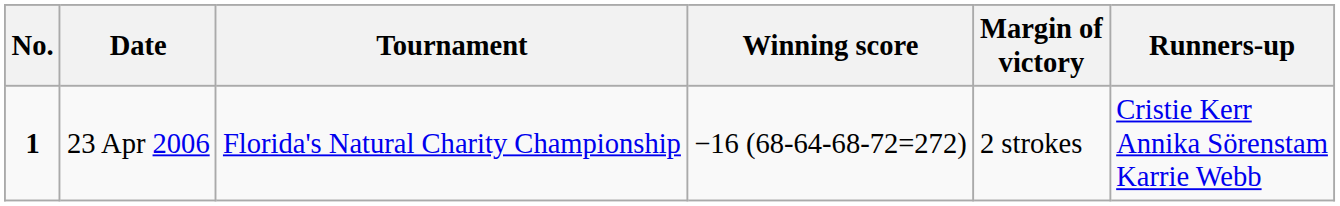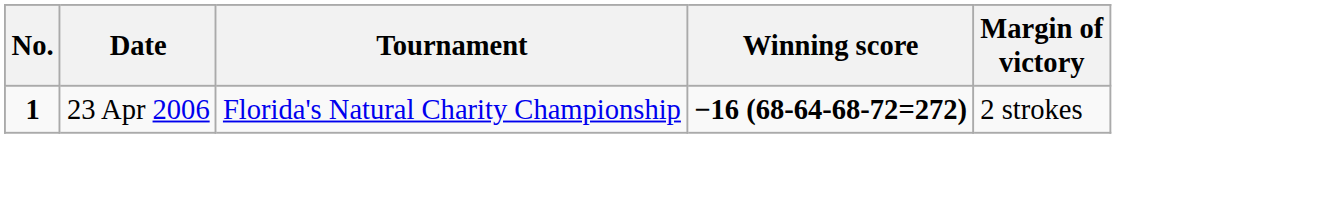- column: (1222, 45)
(830, 143) normal -> (831, 109) bold
